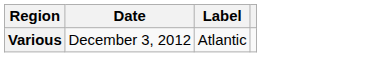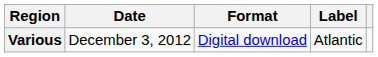+ column: (252, 16)
